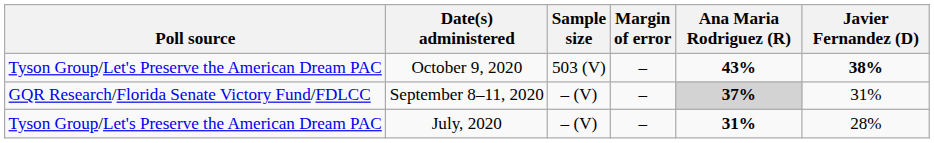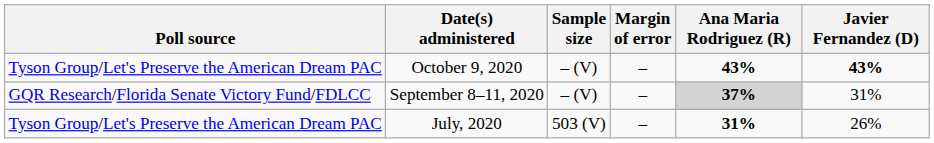(579, 67) 503 (V) -> (579, 67) – (V)
(866, 67) 38% -> (866, 67) 43%
(579, 124) – (V) -> (579, 124) 503 (V)
(866, 124) 28% -> (866, 124) 26%
